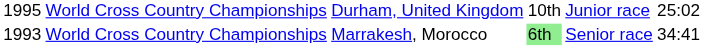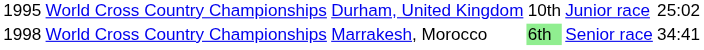(22, 34) 1993 -> (22, 34) 1998
